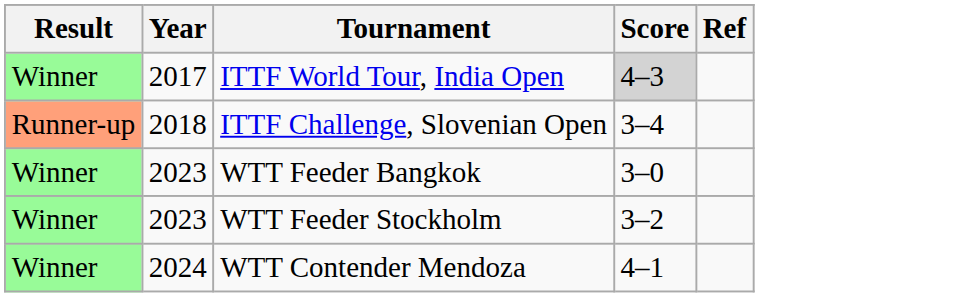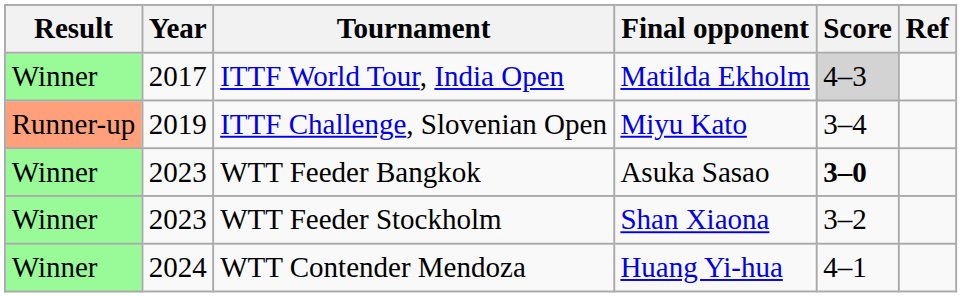+ column: (715, 28)
(178, 124) 2018 -> (178, 124) 2019
(642, 172) normal -> (845, 172) bold
